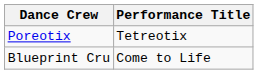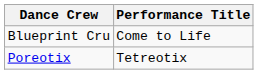rows swapped: (59, 58) <-> (39, 37)
